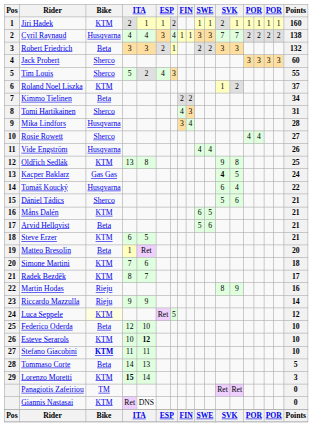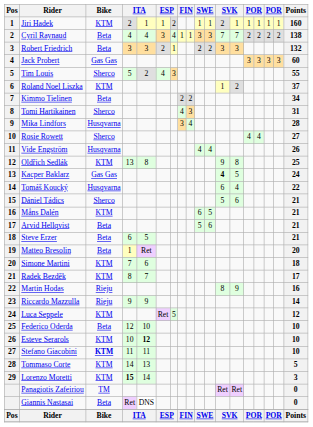(104, 35) Husqvarna -> (104, 35) Beta
(104, 61) Sherco -> (104, 61) Gas Gas
(104, 238) KTM -> (104, 238) Beta
(104, 314) lightyellow background -> (104, 314) no background
(104, 365) Beta -> (104, 365) KTM
(104, 402) KTM -> (104, 402) Beta
